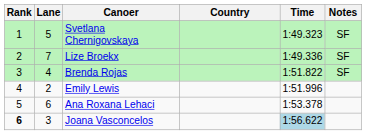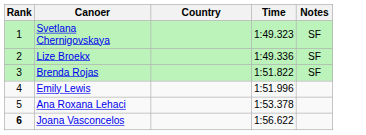- column: (48, 12)
(302, 121) lightblue background -> (274, 121) no background
